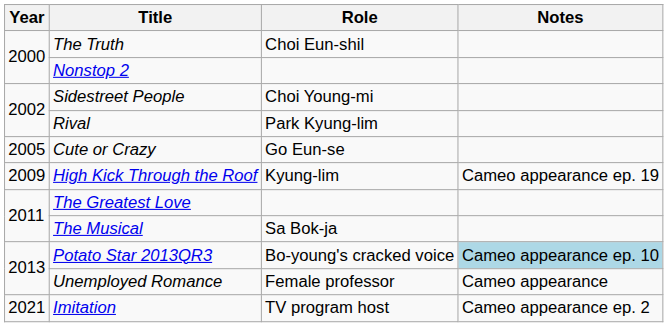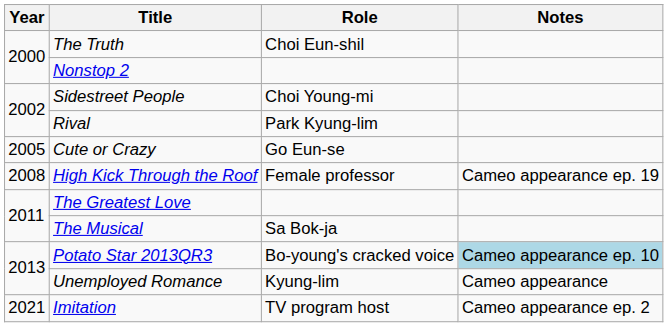(27, 176) 2009 -> (27, 176) 2008
(302, 176) Kyung-lim -> (330, 176) Female professor
(330, 281) Female professor -> (302, 281) Kyung-lim
